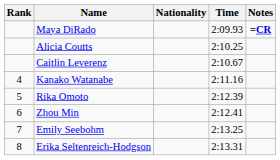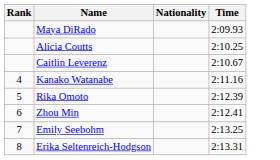- column: (261, 12)
